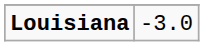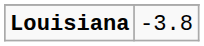(167, 23) -3.0 -> (167, 23) -3.8
